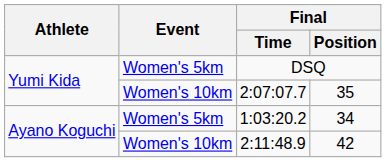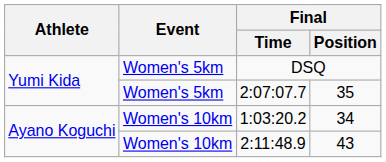(178, 93) Women's 10km -> (173, 93) Women's 5km
(173, 119) Women's 5km -> (178, 119) Women's 10km
(345, 144) 42 -> (345, 144) 43
